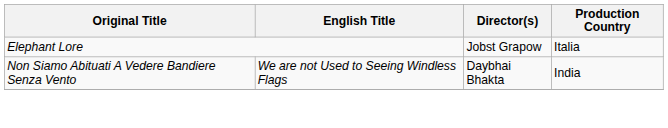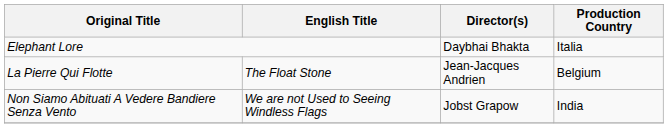(504, 47) Jobst Grapow -> (486, 47) Daybhai Bhakta
+ row: (60, 73)
(489, 73) Daybhai Bhakta -> (481, 106) Jobst Grapow
